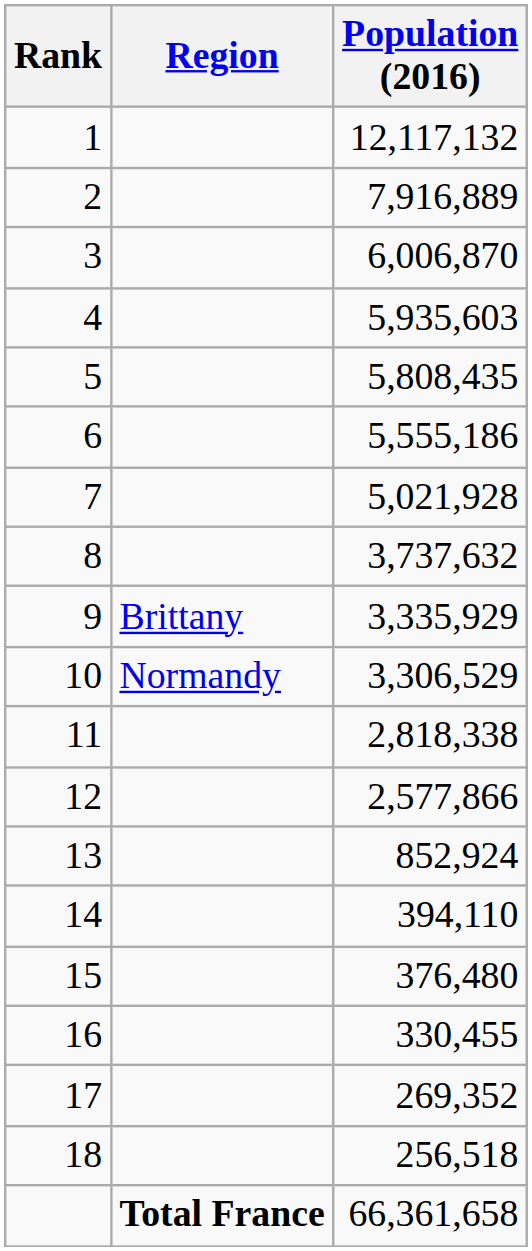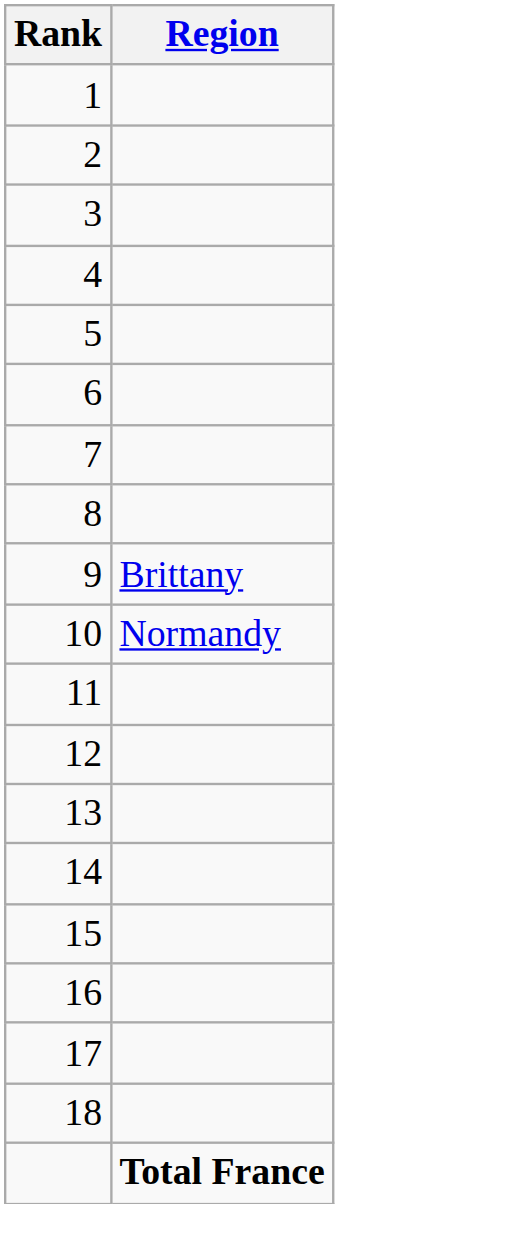- column: (430, 55)
